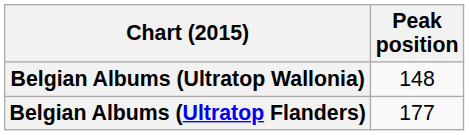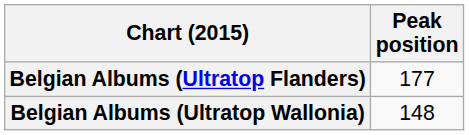rows swapped: (188, 112) <-> (188, 79)
